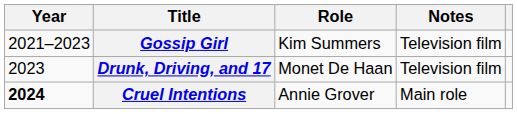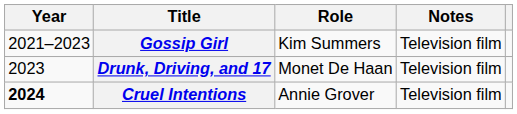(434, 95) Main role -> (451, 95) Television film
